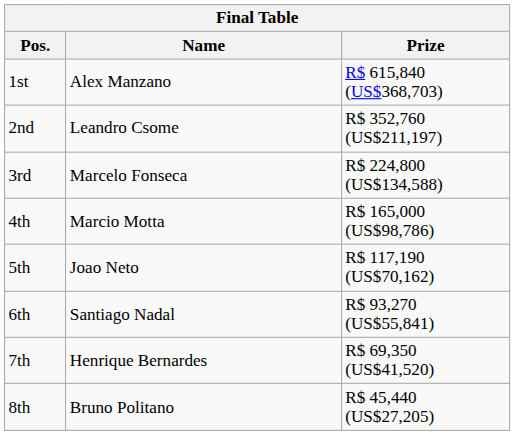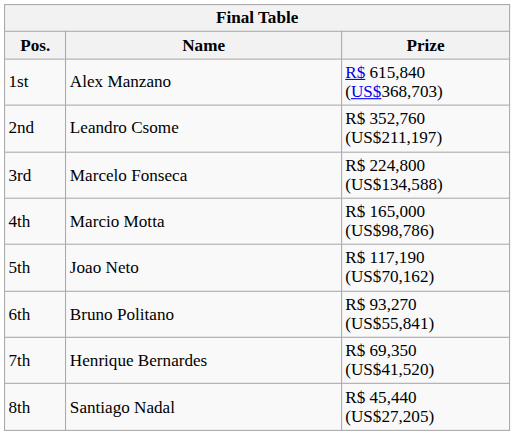(122, 314) Santiago Nadal -> (122, 314) Bruno Politano
(122, 406) Bruno Politano -> (122, 406) Santiago Nadal
